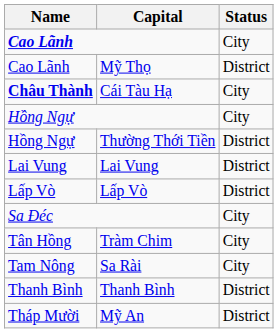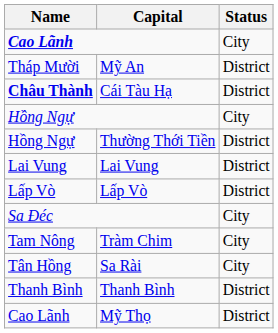rows swapped: (125, 66) <-> (122, 315)
(236, 91) City -> (246, 91) District
(40, 240) Tân Hồng -> (41, 240) Tam Nông
(41, 265) Tam Nông -> (40, 265) Tân Hồng
